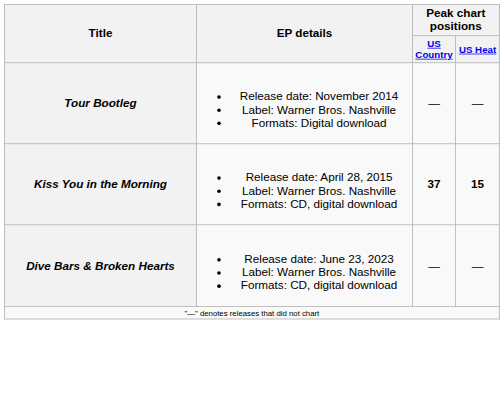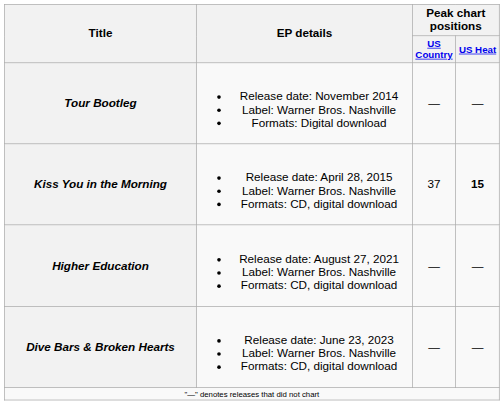(434, 184) bold -> (434, 184) normal
+ row: (100, 265)
